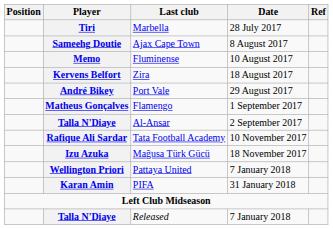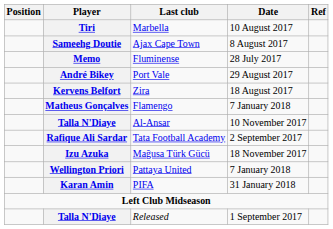(255, 28) 28 July 2017 -> (261, 28) 10 August 2017
(261, 59) 10 August 2017 -> (255, 59) 28 July 2017
rows swapped: (87, 75) <-> (87, 91)
(266, 106) 1 September 2017 -> (260, 106) 7 January 2018
(266, 122) 2 September 2017 -> (268, 122) 10 November 2017
(268, 138) 10 November 2017 -> (266, 138) 2 September 2017
(260, 216) 7 January 2018 -> (266, 216) 1 September 2017
